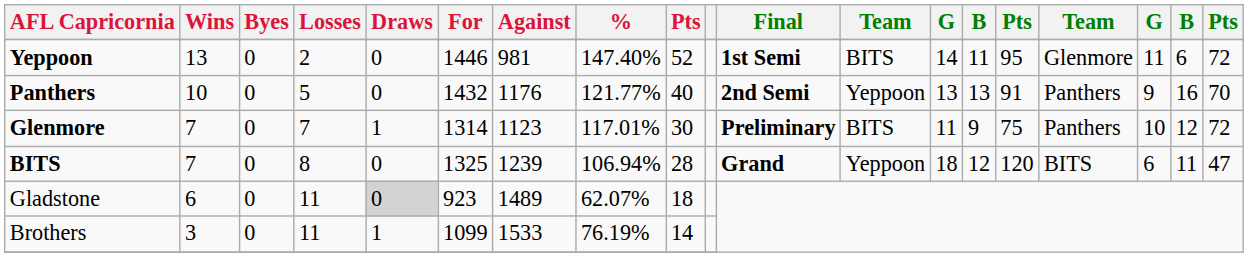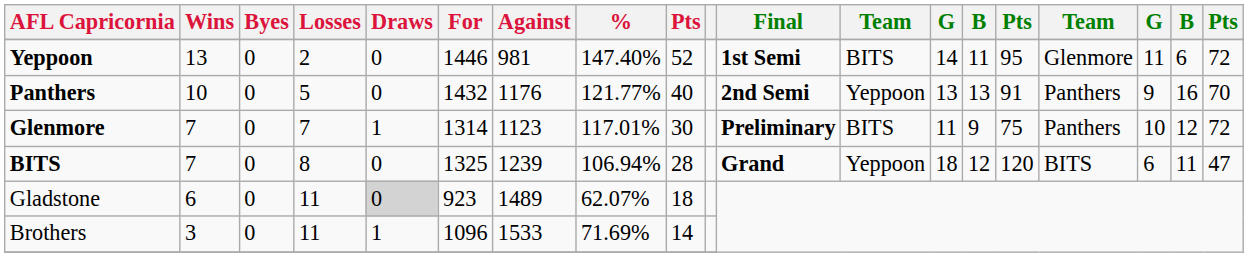(465, 233) 1099 -> (465, 233) 1096
(615, 233) 76.19% -> (615, 233) 71.69%
